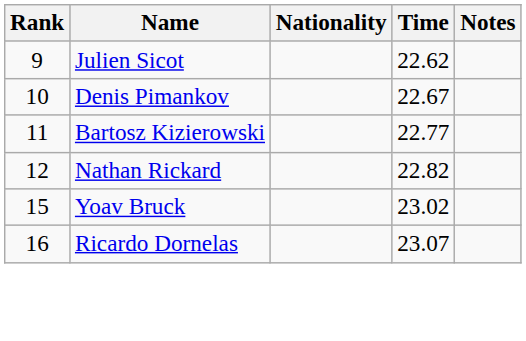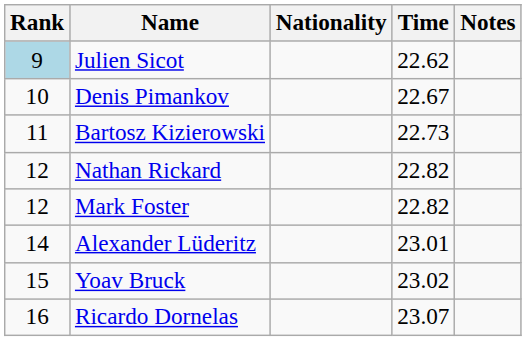(37, 59) no background -> (37, 59) lightblue background
(423, 133) 22.77 -> (423, 133) 22.73
+ row: (132, 206)
+ row: (165, 243)
